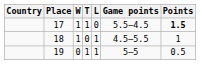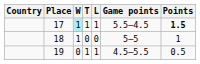(78, 25) no background -> (78, 25) paleturquoise background
(96, 25) 0 -> (96, 25) 1
(96, 39) 1 -> (96, 39) 0
(131, 39) 4.5–5.5 -> (131, 39) 5–5
(131, 53) 5–5 -> (131, 53) 4.5–5.5
